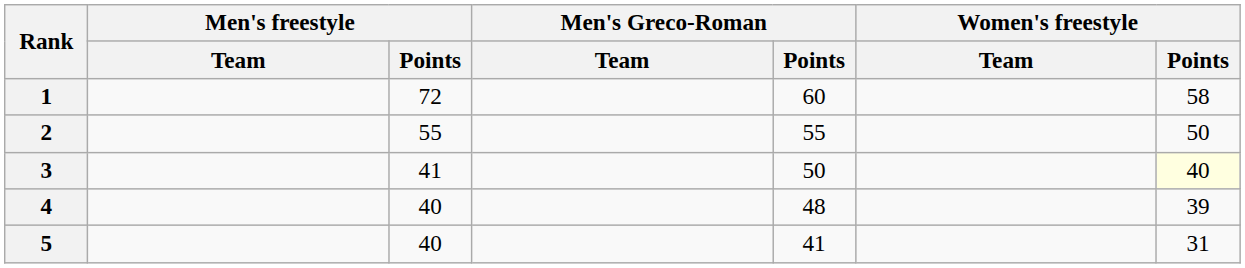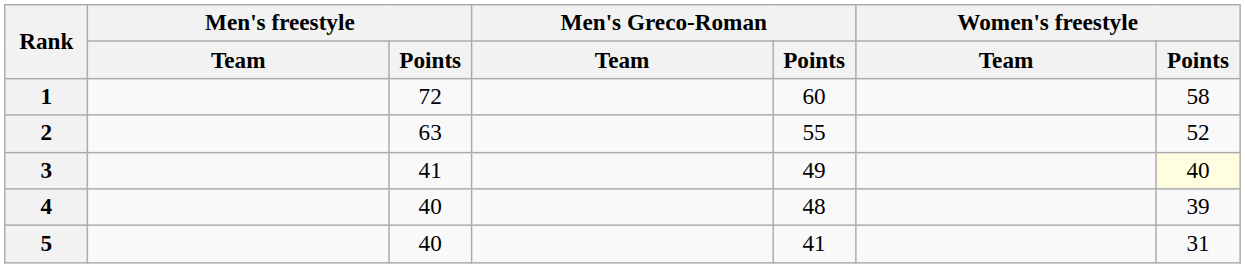(430, 133) 55 -> (430, 133) 63
(1198, 133) 50 -> (1198, 133) 52
(814, 170) 50 -> (814, 170) 49
